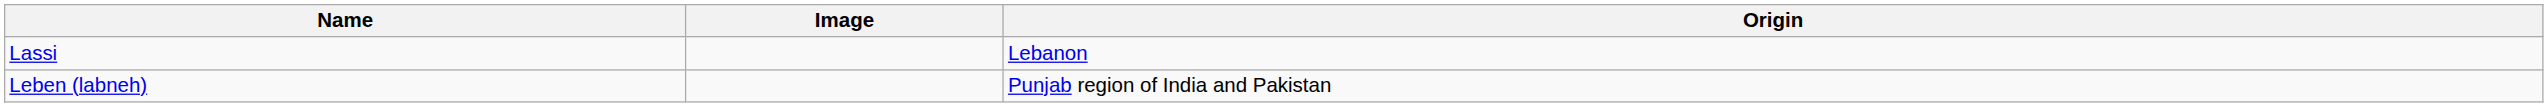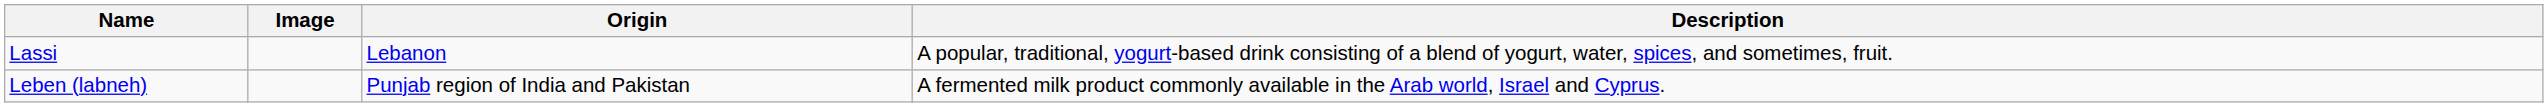+ column: (1728, 20)
